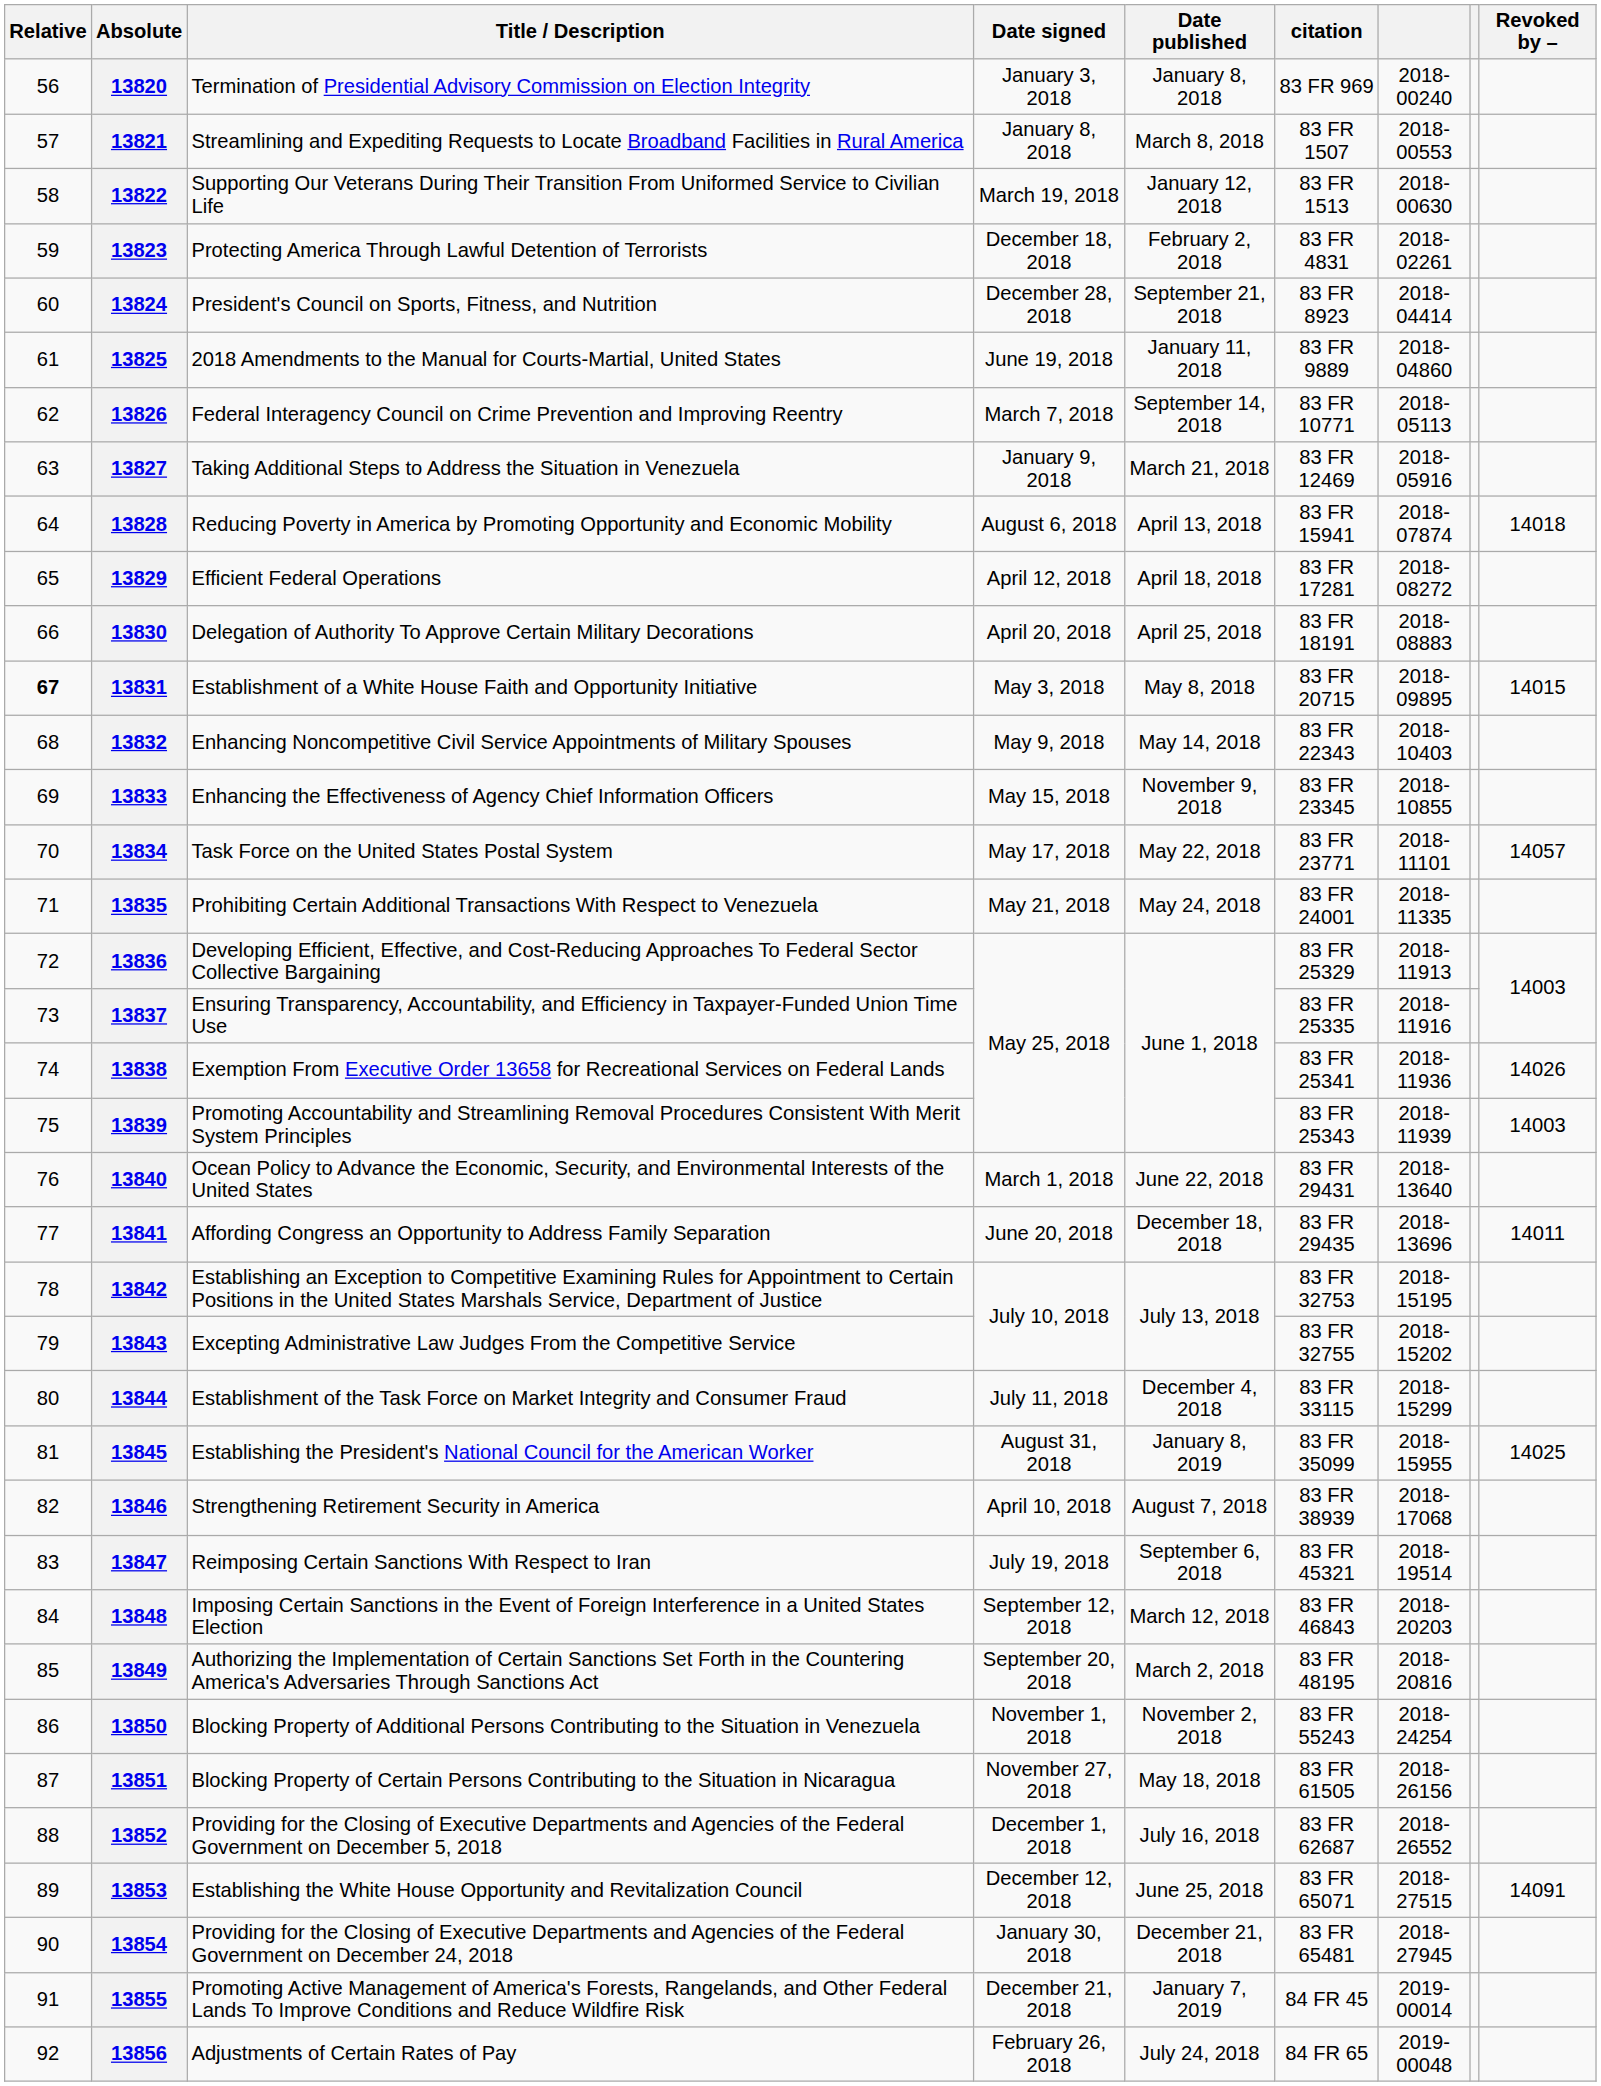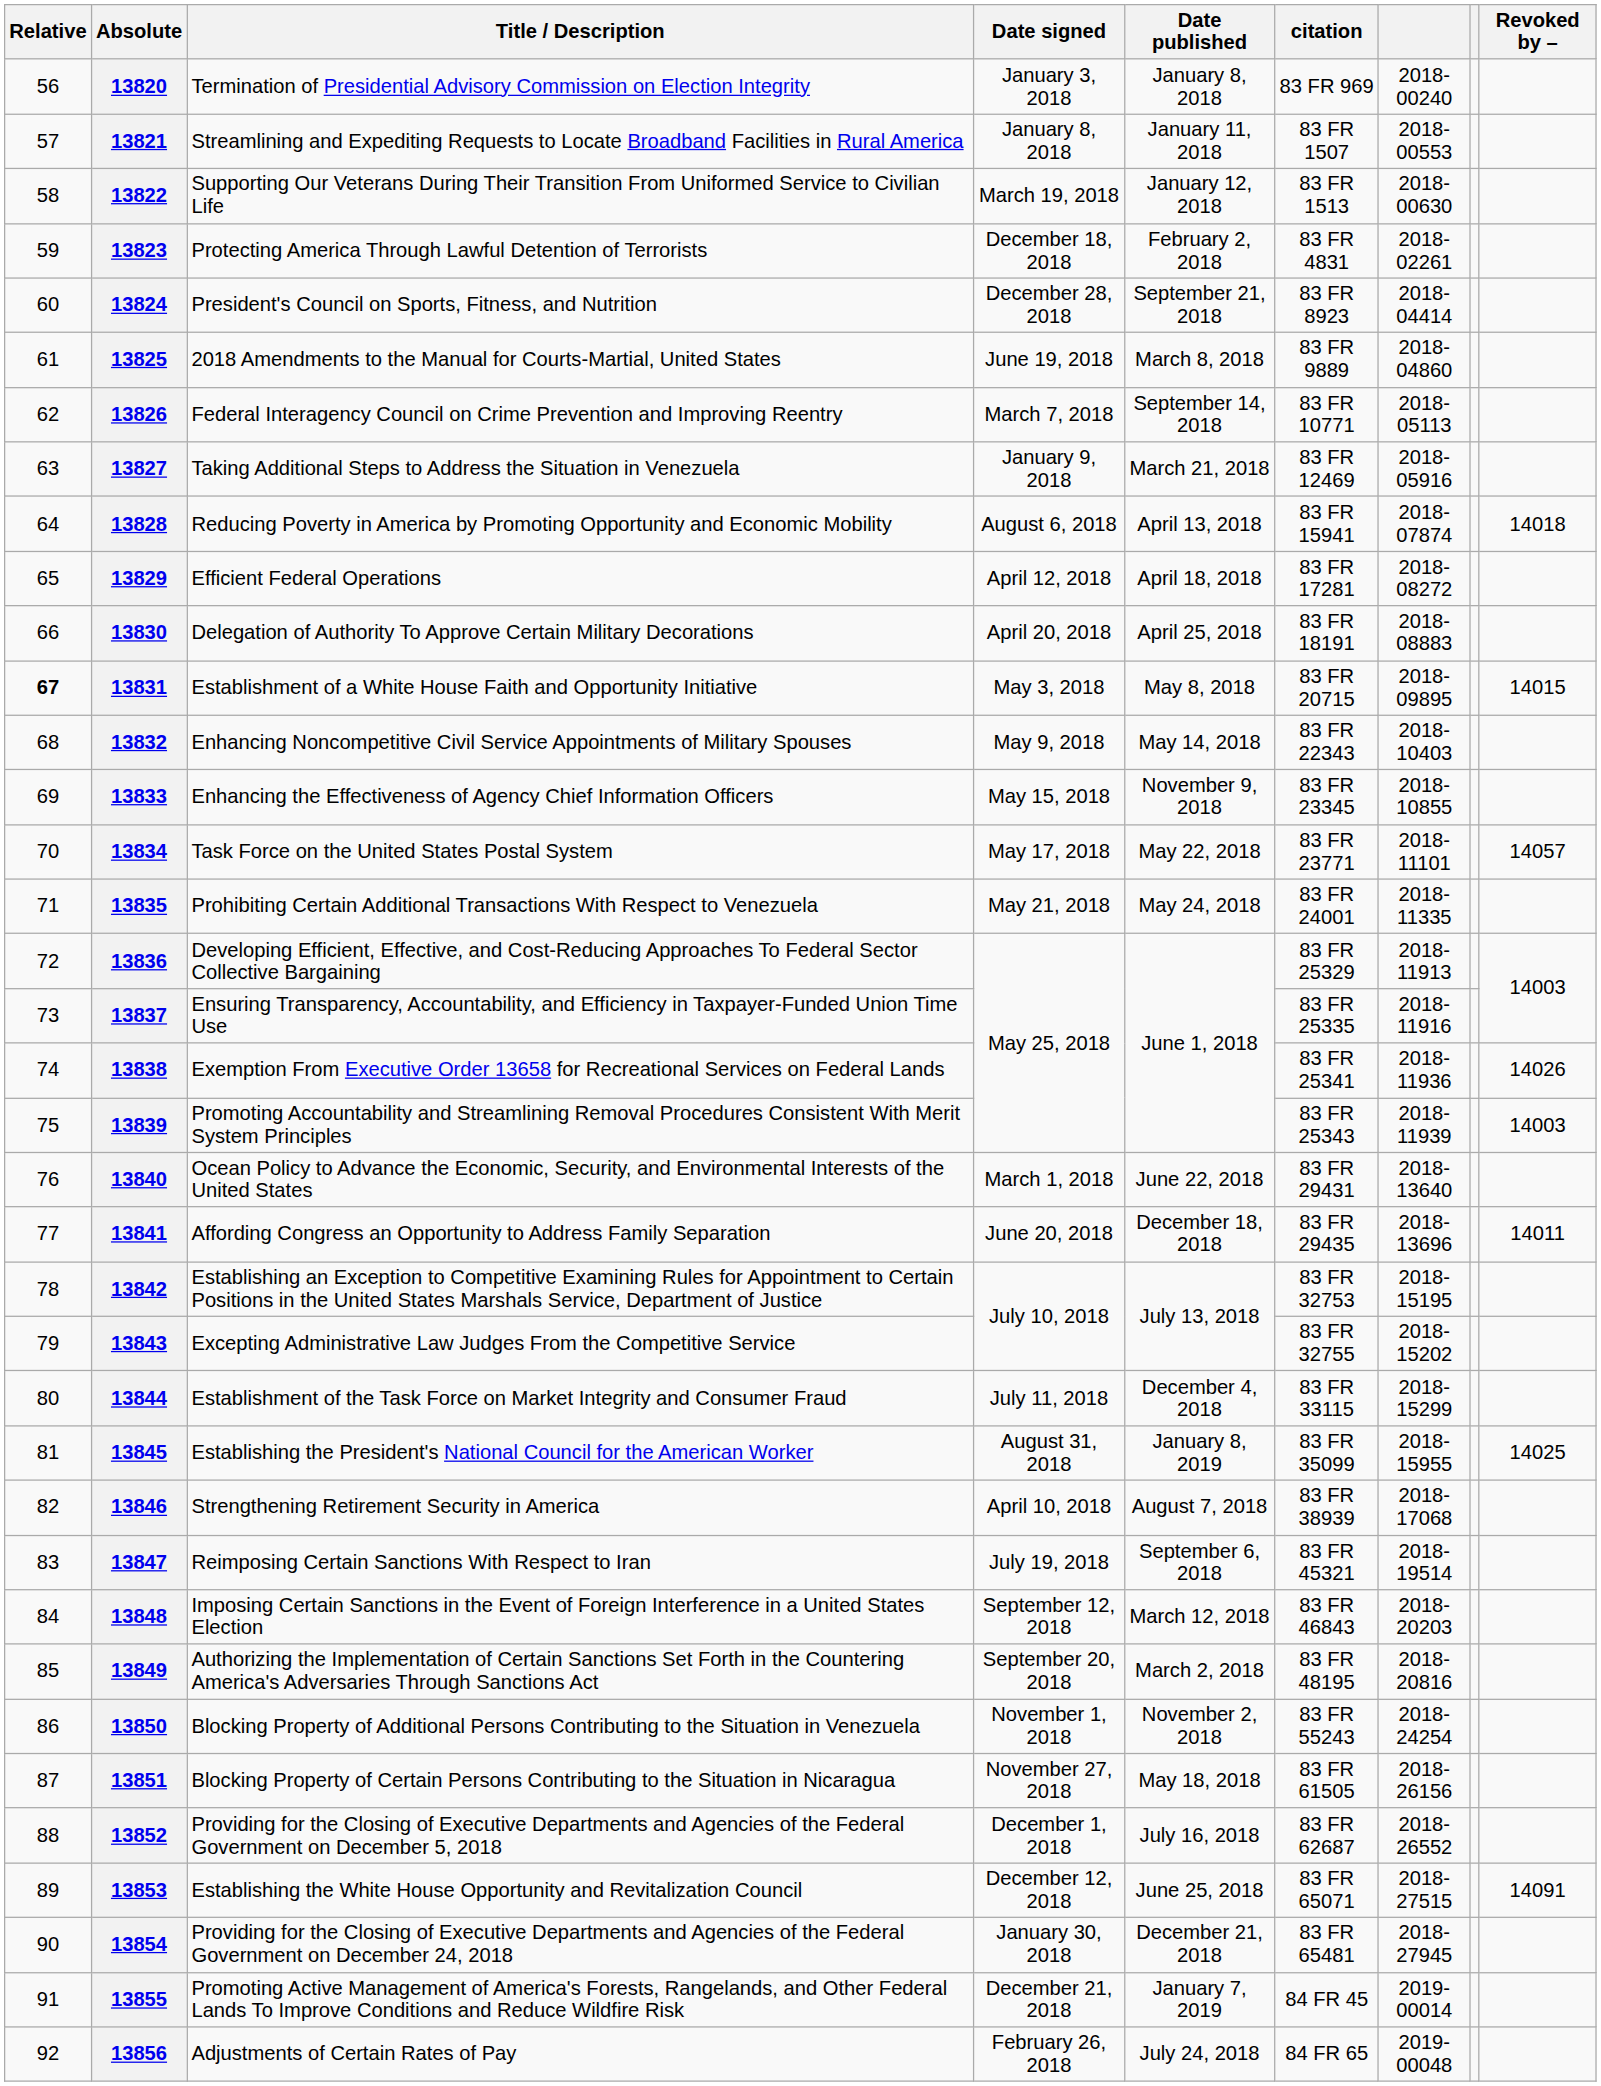(1200, 141) March 8, 2018 -> (1200, 141) January 11, 2018
(1200, 359) January 11, 2018 -> (1200, 359) March 8, 2018
